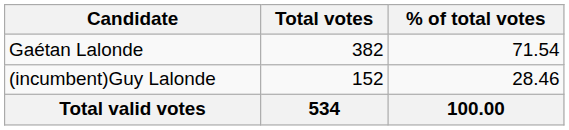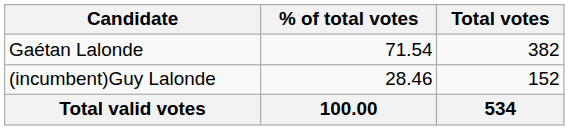columns swapped: (324, 19) <-> (476, 19)
